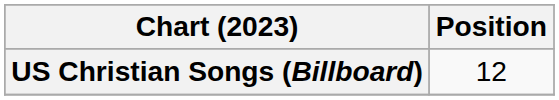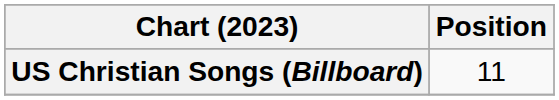(491, 71) 12 -> (491, 71) 11
